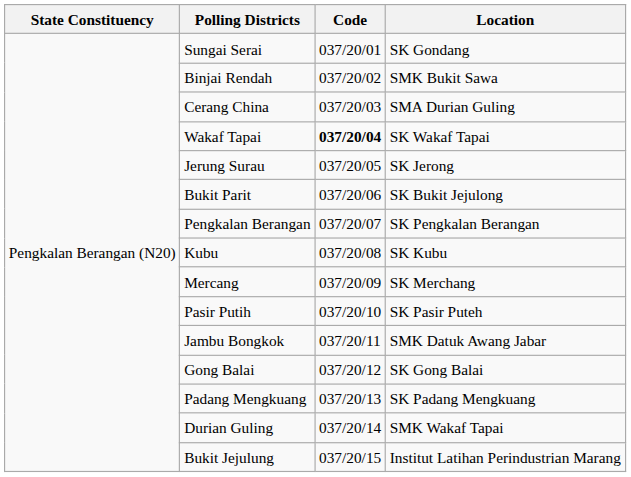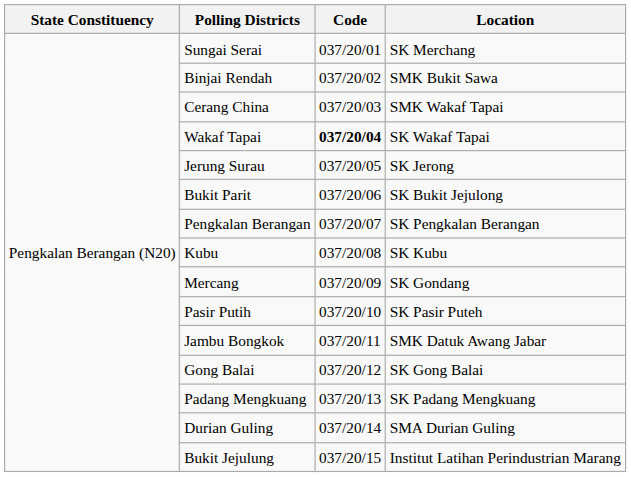(430, 49) SK Gondang -> (432, 49) SK Merchang
(452, 107) SMA Durian Guling -> (447, 107) SMK Wakaf Tapai
(432, 282) SK Merchang -> (430, 282) SK Gondang
(447, 428) SMK Wakaf Tapai -> (452, 428) SMA Durian Guling
